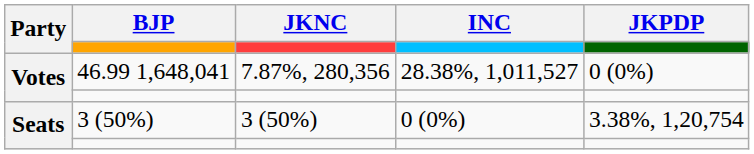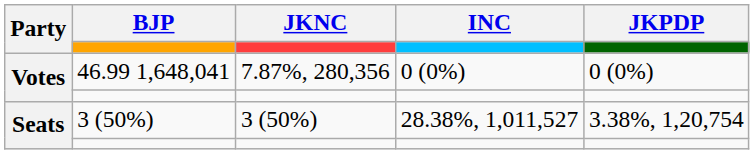(489, 71) 28.38%, 1,011,527 -> (433, 71) 0 (0%)
(433, 119) 0 (0%) -> (489, 119) 28.38%, 1,011,527
